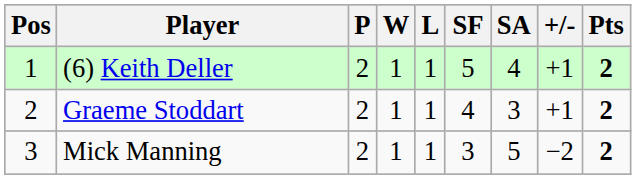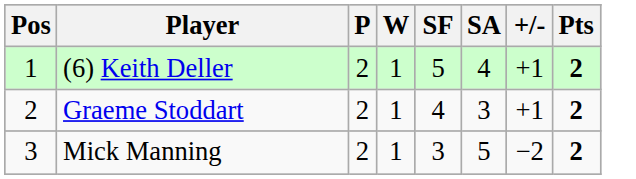- column: (430, 25)
